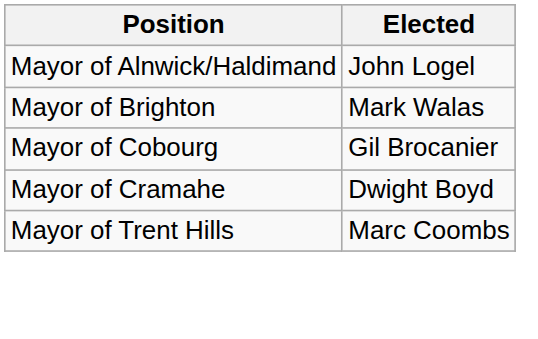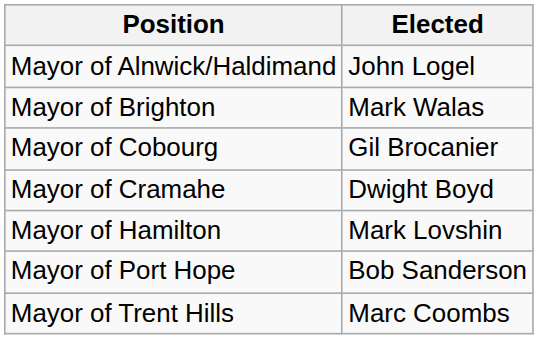+ row: (116, 230)
+ row: (123, 271)
